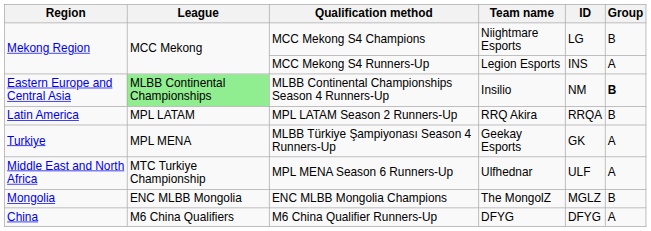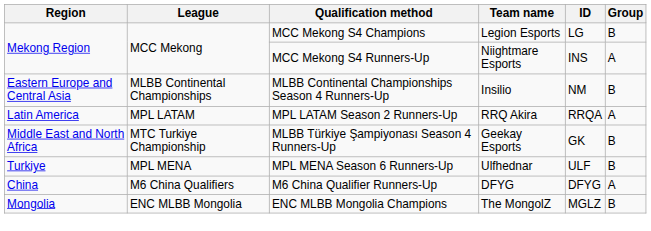(510, 39) Niightmare Esports -> (521, 32) Legion Esports
(521, 64) Legion Esports -> (510, 58) Niightmare Esports
(178, 90) lightgreen background -> (178, 90) no background
(612, 90) bold -> (612, 90) normal
(612, 115) B -> (612, 115) A
(26, 141) Turkiye -> (66, 141) Middle East and North Africa
(161, 141) MPL MENA -> (168, 141) MTC Turkiye Championship
(612, 141) A -> (612, 141) B
(66, 173) Middle East and North Africa -> (26, 166) Turkiye
(168, 173) MTC Turkiye Championship -> (161, 166) MPL MENA
(612, 173) A -> (612, 166) B
rows swapped: (355, 217) <-> (359, 198)
